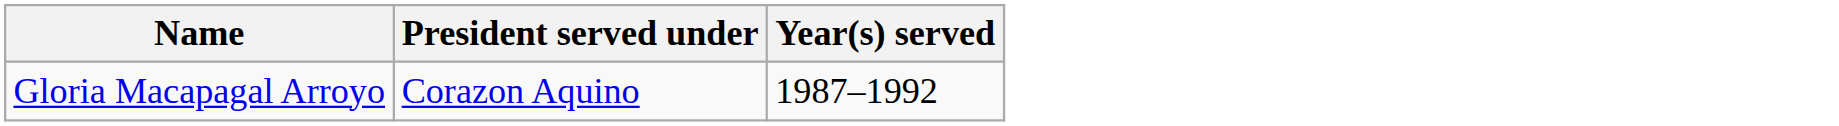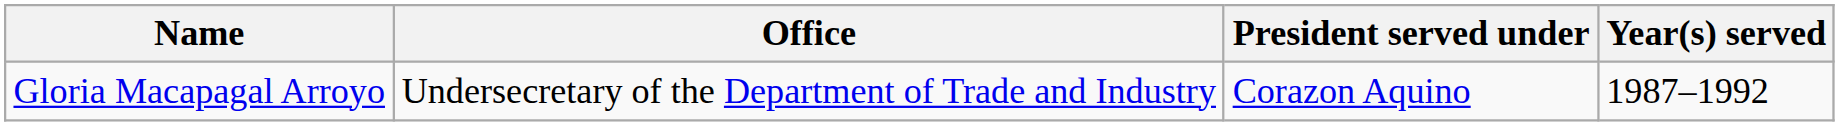+ column: (809, 33)
